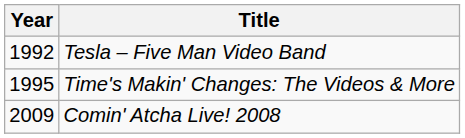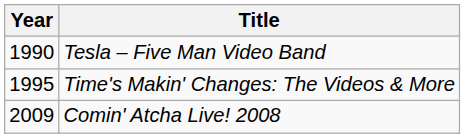(32, 52) 1992 -> (32, 52) 1990
